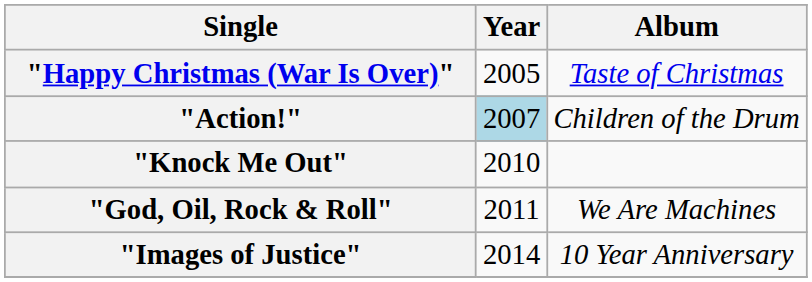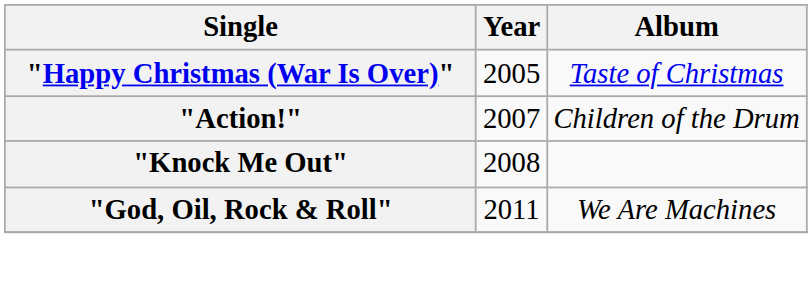(512, 118) lightblue background -> (512, 118) no background
(512, 163) 2010 -> (512, 163) 2008
- row: (241, 254)
